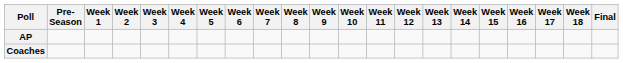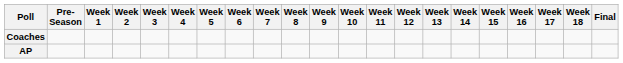rows swapped: (26, 37) <-> (26, 51)
